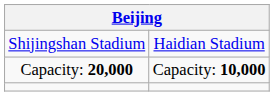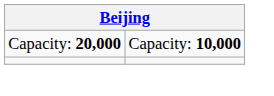- row: (77, 43)
